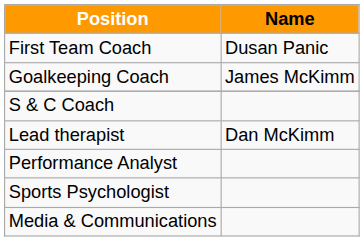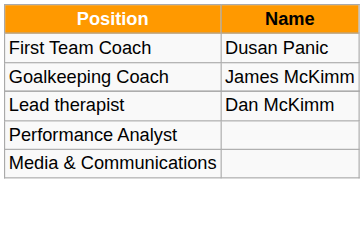- row: (61, 105)
- row: (89, 192)
